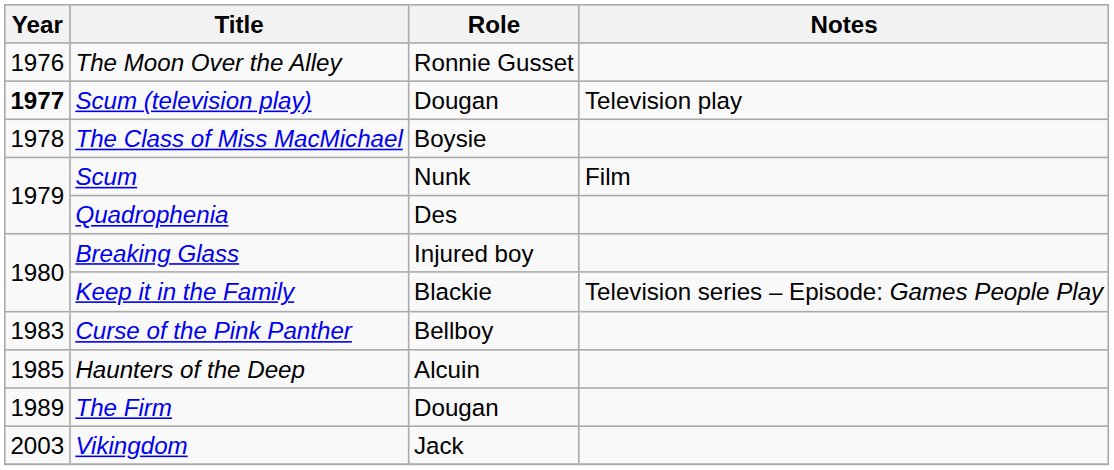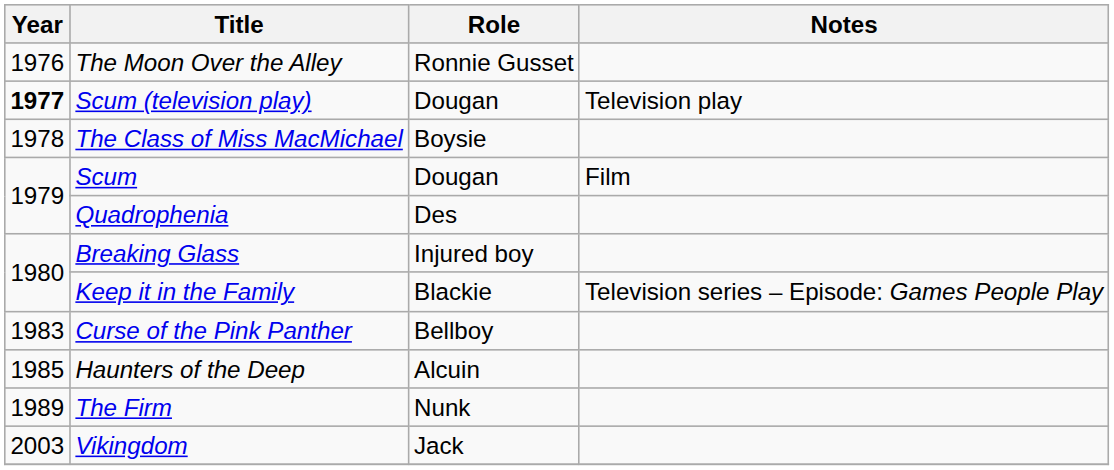(442, 177) Nunk -> (456, 177) Dougan
(456, 407) Dougan -> (442, 407) Nunk
